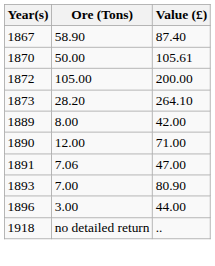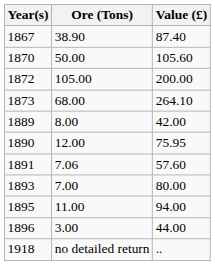(70, 36) 58.90 -> (70, 36) 38.90
(174, 57) 105.61 -> (174, 57) 105.60
(70, 100) 28.20 -> (70, 100) 68.00
(171, 143) 71.00 -> (171, 143) 75.95
(171, 164) 47.00 -> (171, 164) 57.60
(171, 185) 80.90 -> (171, 185) 80.00
+ row: (21, 206)
